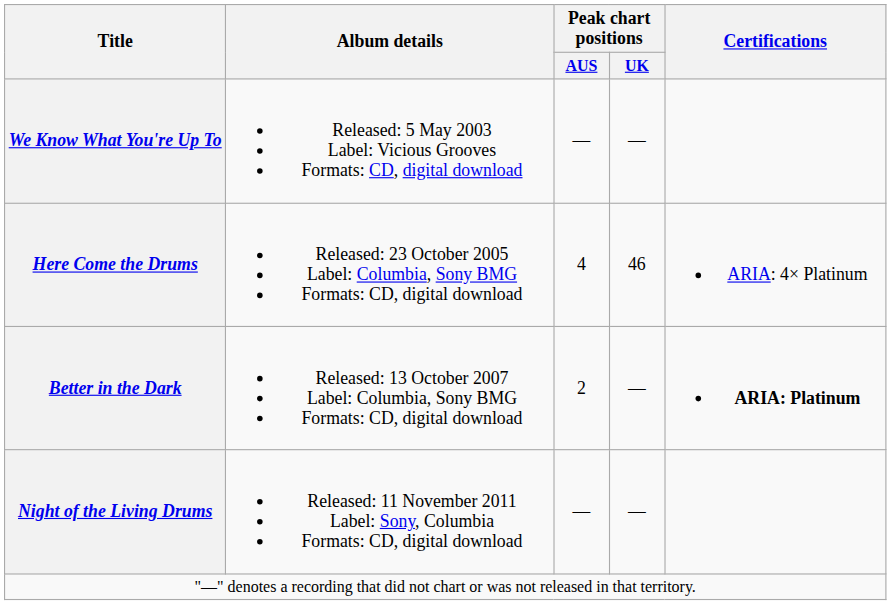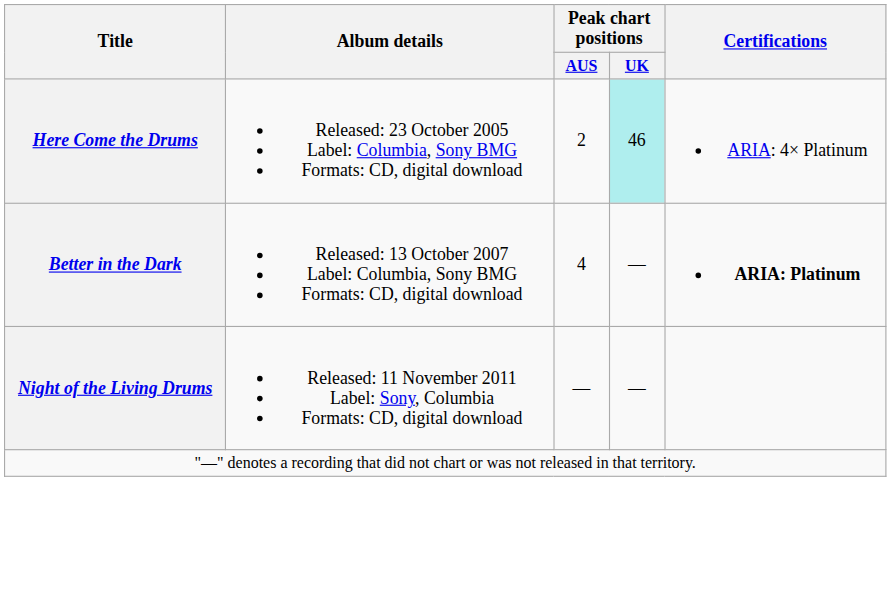- row: (115, 140)
(581, 264) 4 -> (581, 140) 2
(637, 264) no background -> (637, 140) paleturquoise background
(581, 388) 2 -> (581, 264) 4
